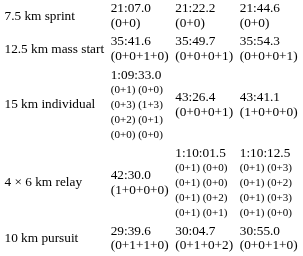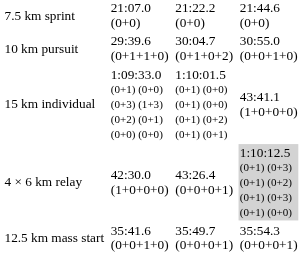rows swapped: (41, 237) <-> (54, 48)
(204, 104) 43:26.4 (0+0+0+1) -> (201, 104) 1:10:01.5 (0+1) (0+0) (0+1) (0+0) (0+1) (0+2) (0+1) (0+1)
(201, 182) 1:10:01.5 (0+1) (0+0) (0+1) (0+0) (0+1) (0+2) (0+1) (0+1) -> (204, 182) 43:26.4 (0+0+0+1)
(266, 182) no background -> (266, 182) lightgrey background
